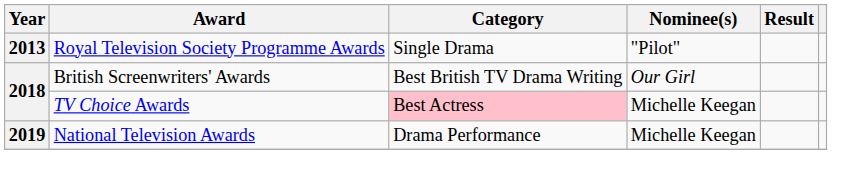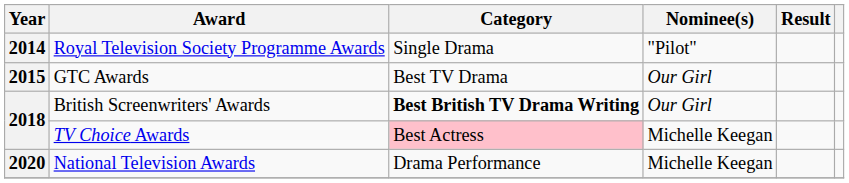(27, 47) 2013 -> (27, 47) 2014
+ row: (101, 76)
(508, 76) normal -> (516, 105) bold
(27, 134) 2019 -> (27, 163) 2020
